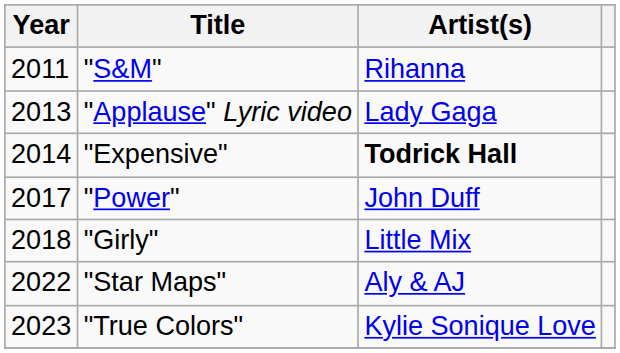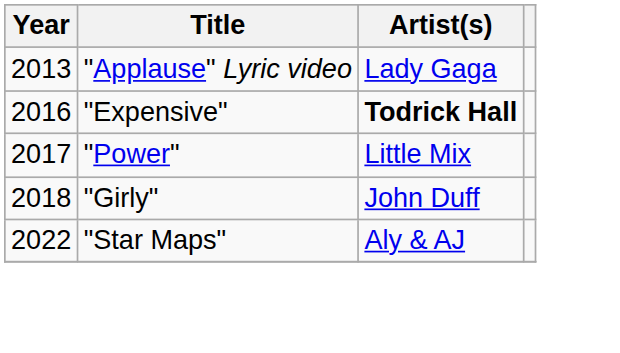- row: (123, 68)
(41, 154) 2014 -> (41, 111) 2016
(422, 197) John Duff -> (418, 154) Little Mix
(418, 240) Little Mix -> (422, 197) John Duff
- row: (163, 326)
